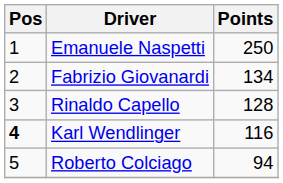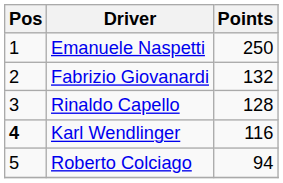(258, 76) 134 -> (258, 76) 132
